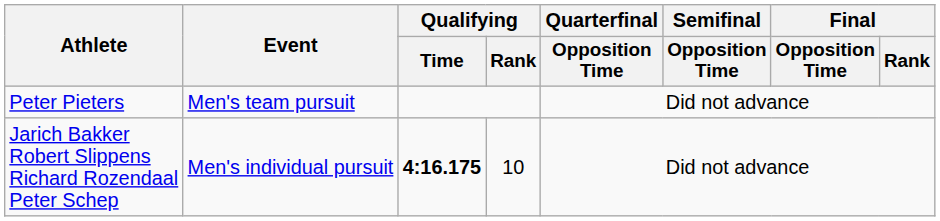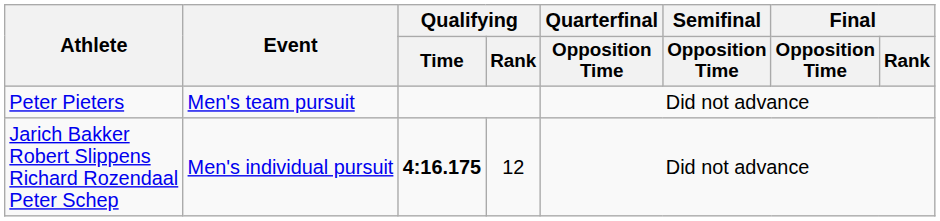(513, 167) 10 -> (513, 167) 12
